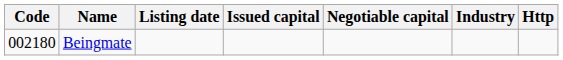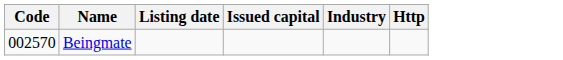- column: (388, 17)
(32, 42) 002180 -> (32, 42) 002570
